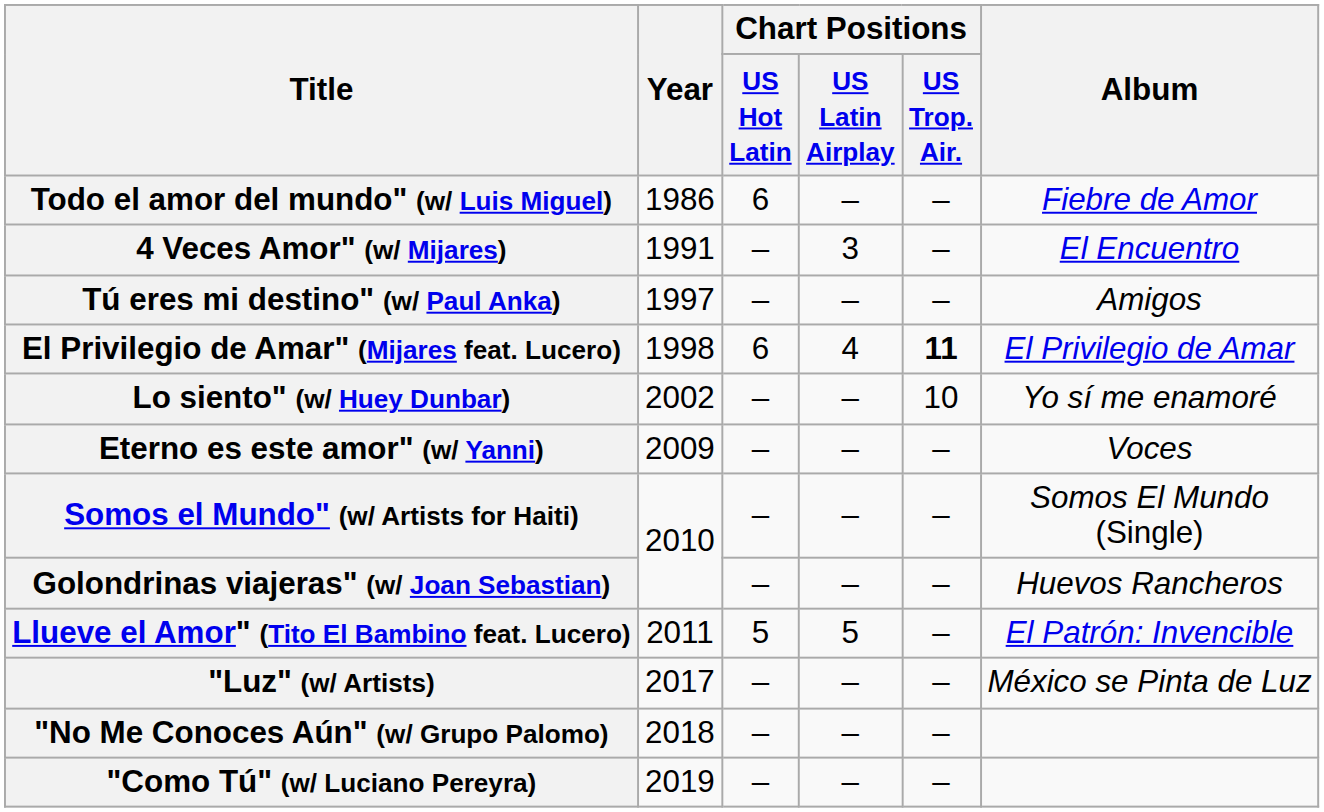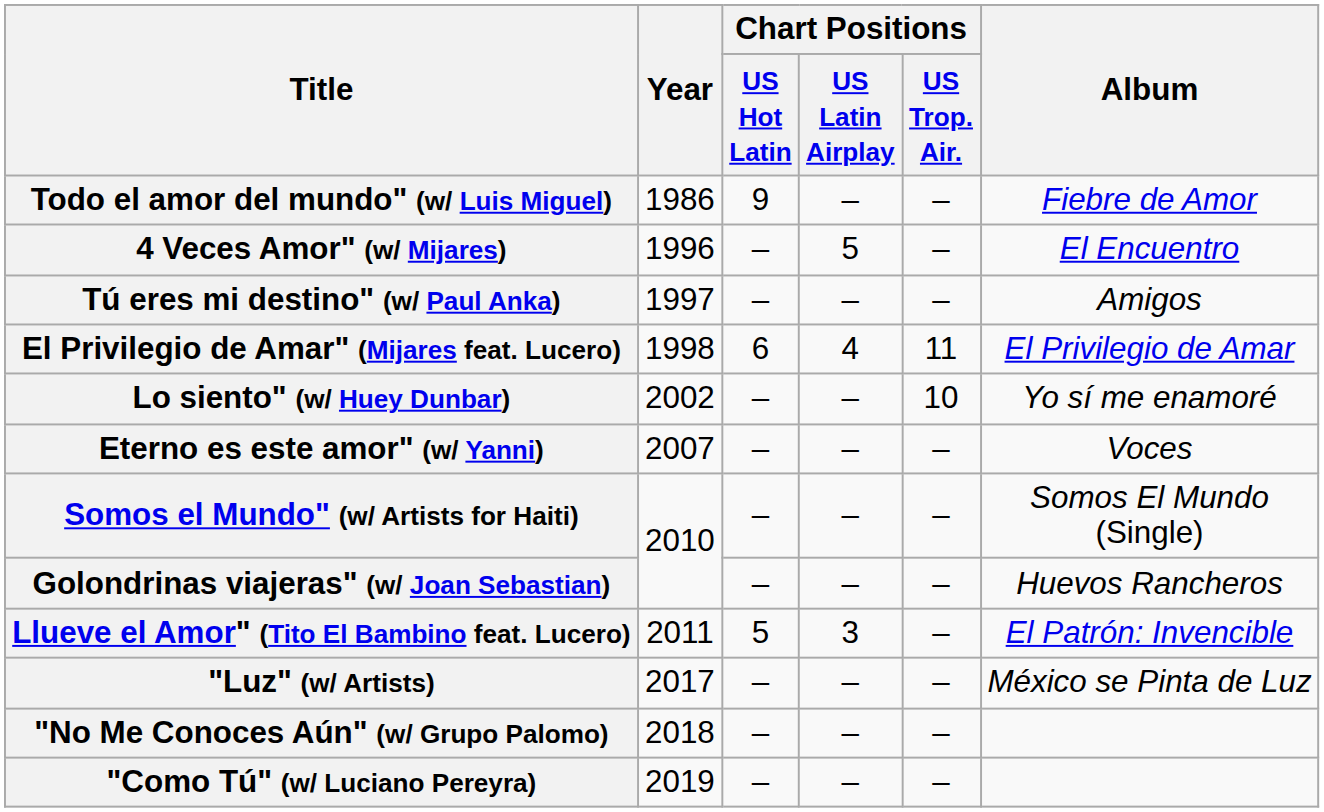(760, 199) 6 -> (760, 199) 9
(680, 249) 1991 -> (680, 249) 1996
(850, 249) 3 -> (850, 249) 5
(941, 348) bold -> (941, 348) normal
(680, 448) 2009 -> (680, 448) 2007
(850, 632) 5 -> (850, 632) 3
